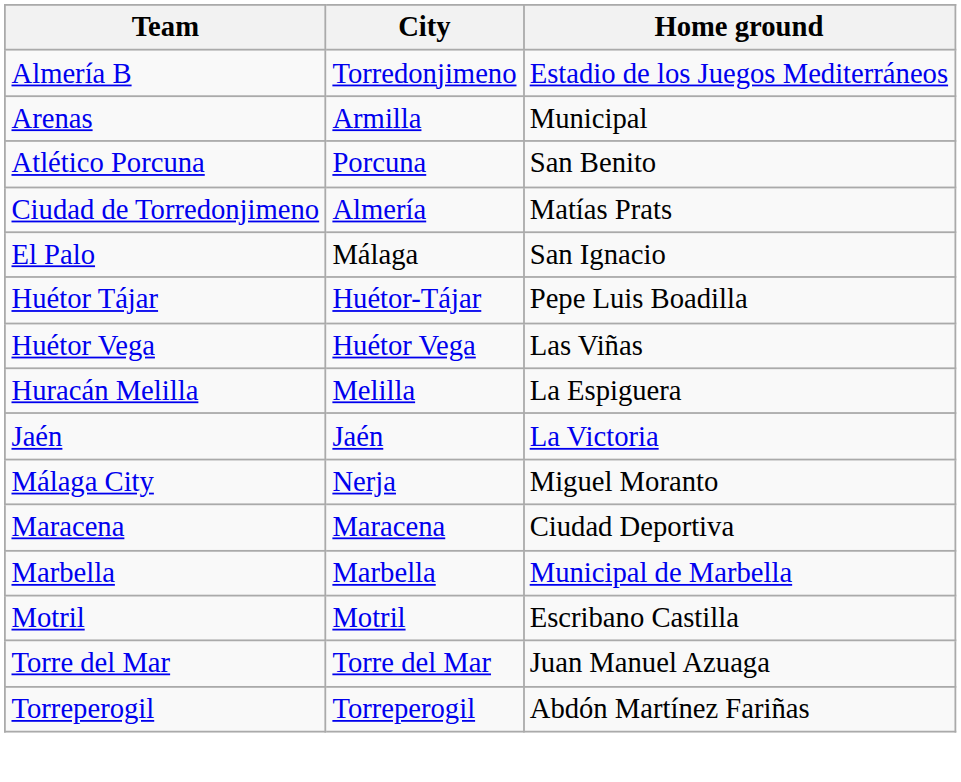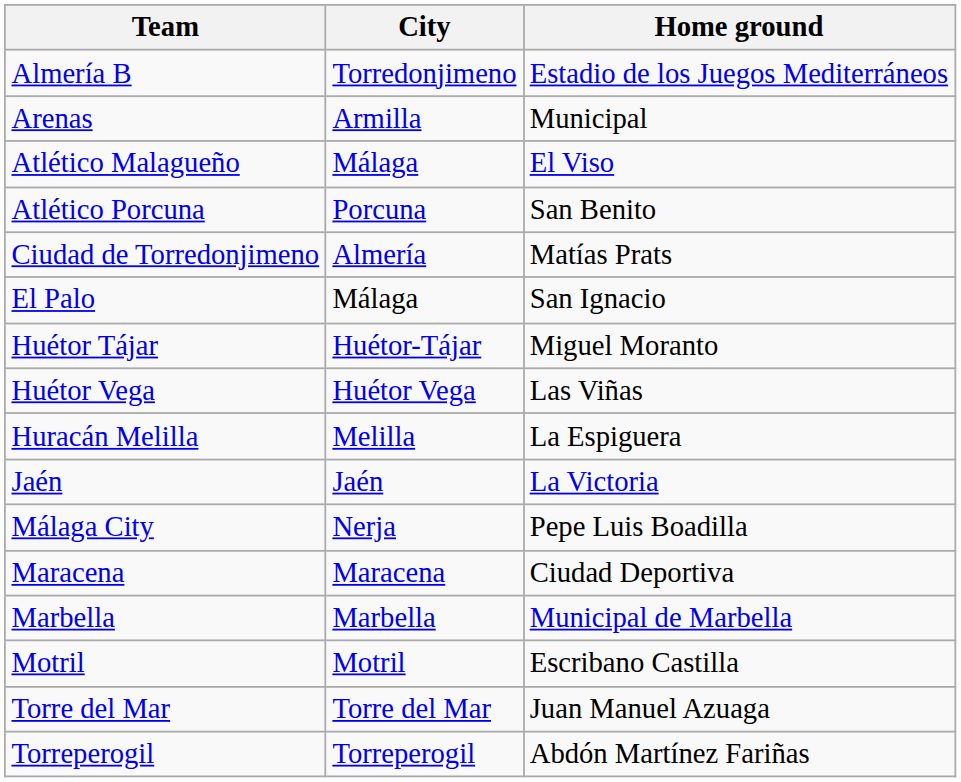+ row: (126, 163)
(639, 299) Pepe Luis Boadilla -> (624, 345) Miguel Moranto
(624, 481) Miguel Moranto -> (639, 526) Pepe Luis Boadilla
